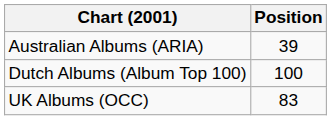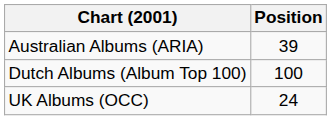(288, 100) 83 -> (288, 100) 24
